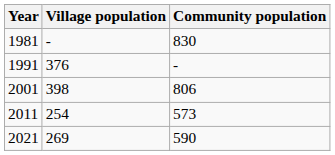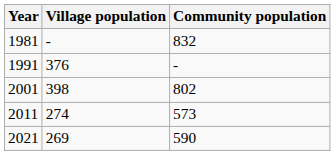(185, 41) 830 -> (185, 41) 832
(185, 89) 806 -> (185, 89) 802
(57, 114) 254 -> (57, 114) 274
